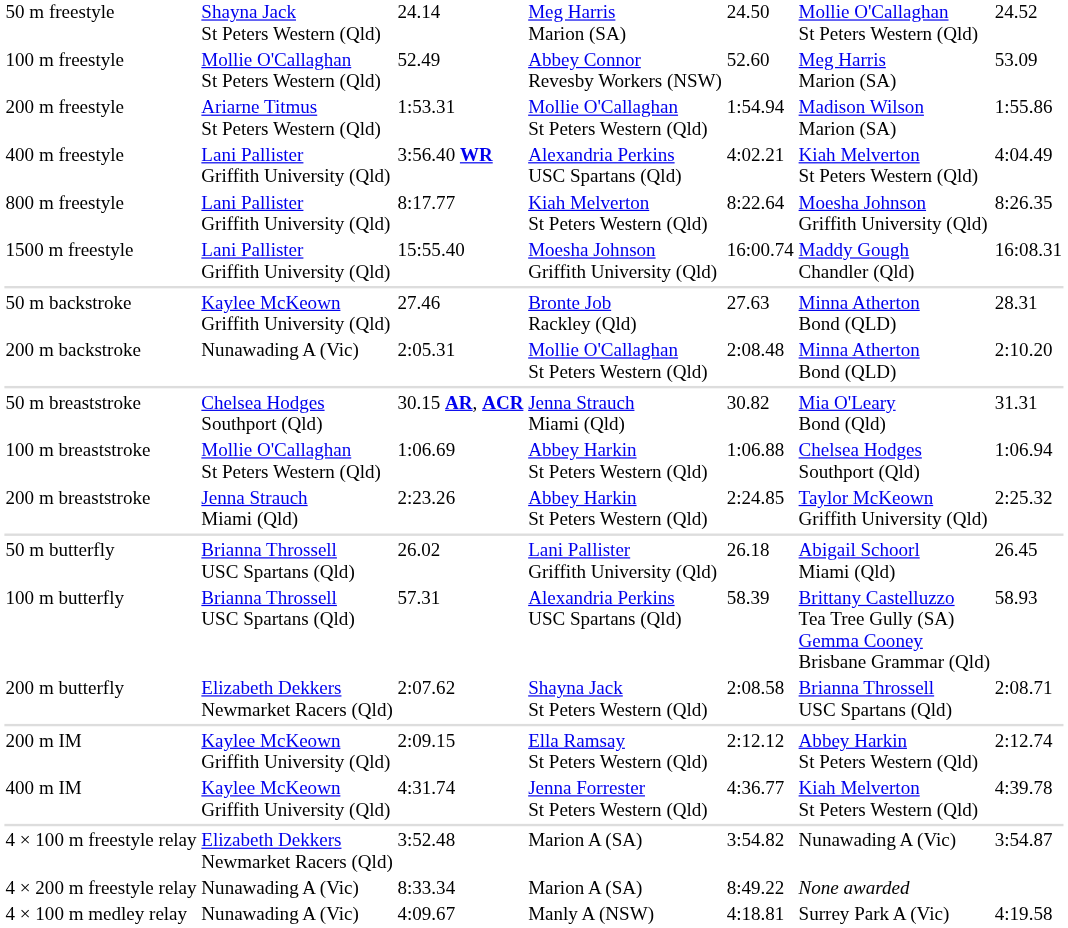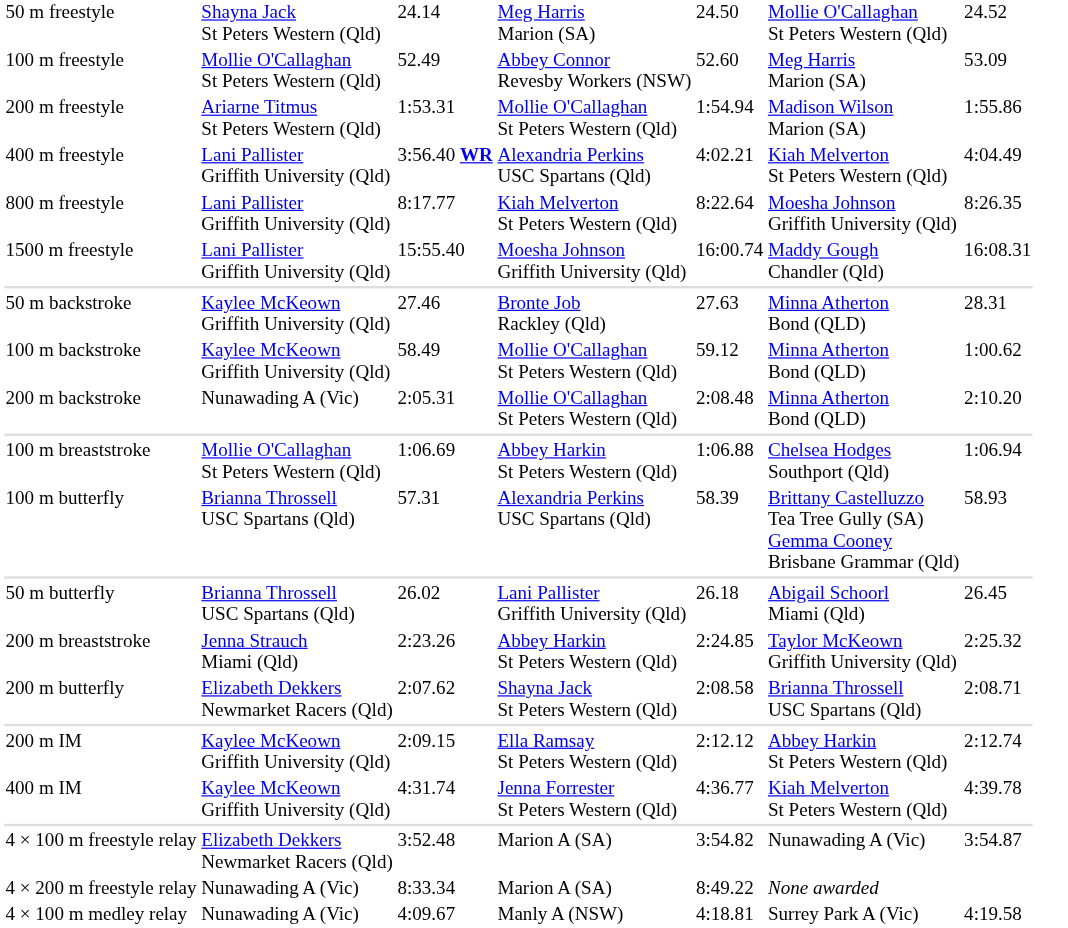+ row: (73, 350)
- row: (73, 402)
rows swapped: (78, 497) <-> (65, 597)
